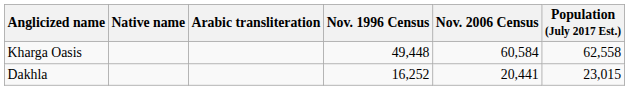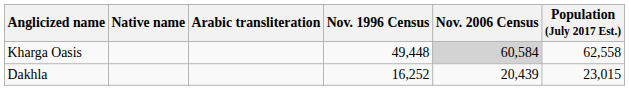(520, 52) no background -> (520, 52) lightgrey background
(520, 74) 20,441 -> (520, 74) 20,439
